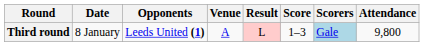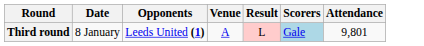- column: (297, 13)
(388, 32) 9,800 -> (355, 32) 9,801
